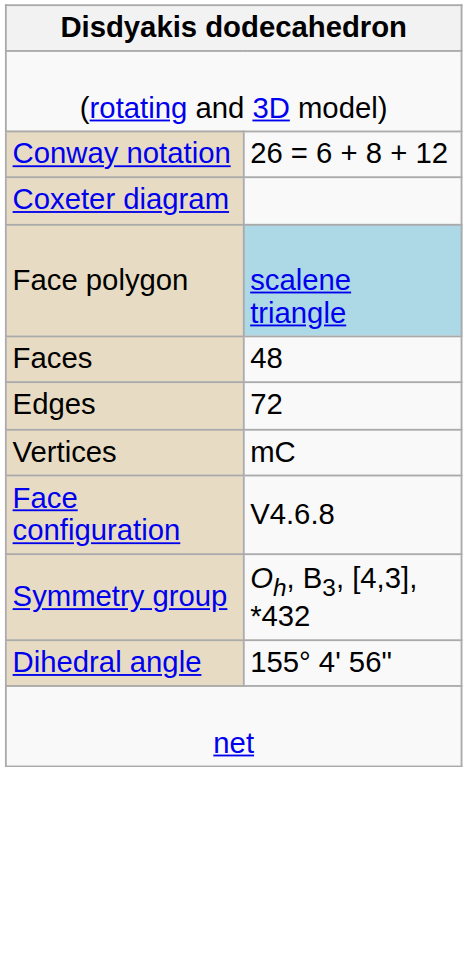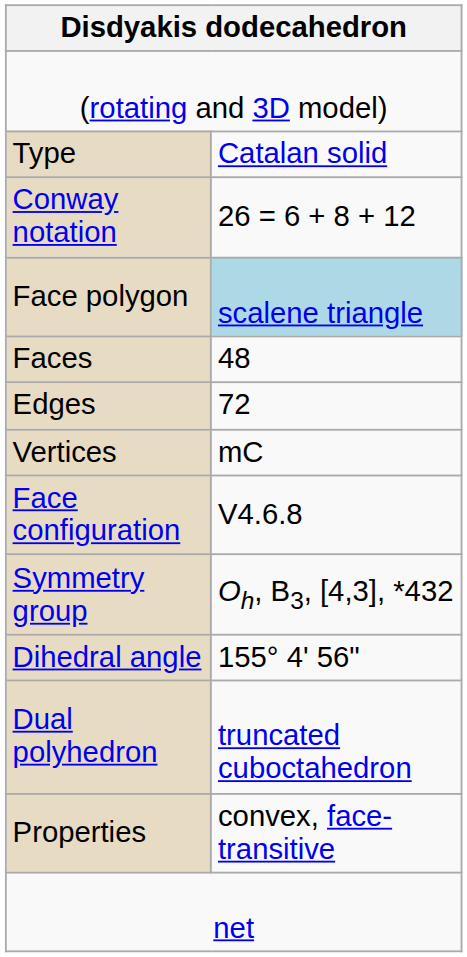+ row: (44, 153)
- row: (121, 200)
+ row: (85, 736)
+ row: (79, 832)
